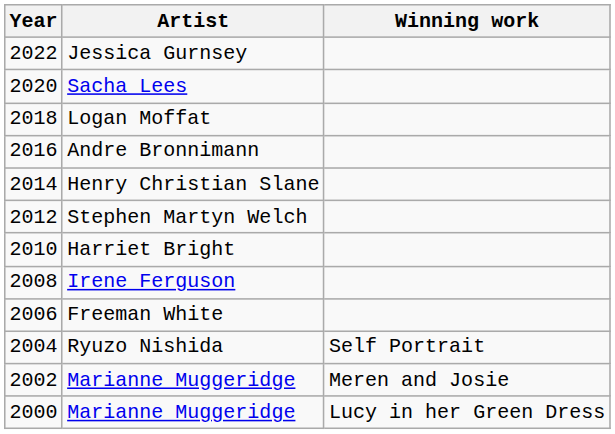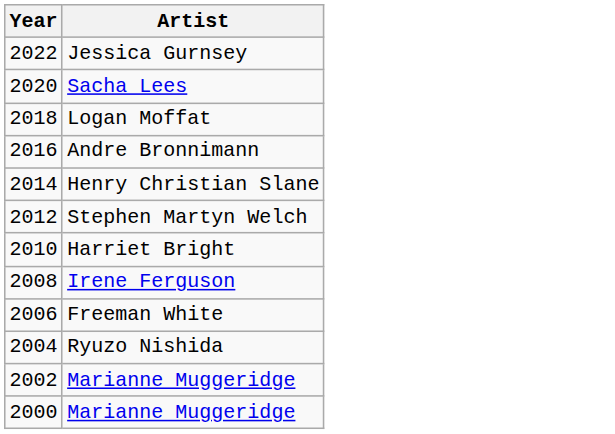- column: (467, 21)
